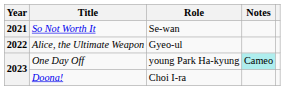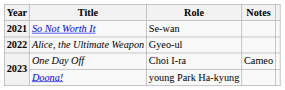(194, 61) young Park Ha-kyung -> (167, 61) Choi I-ra
(259, 61) paleturquoise background -> (259, 61) no background
(167, 77) Choi I-ra -> (194, 77) young Park Ha-kyung
